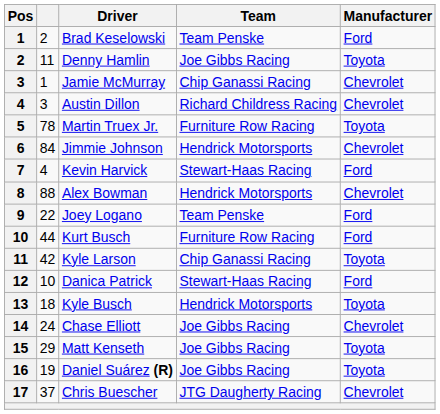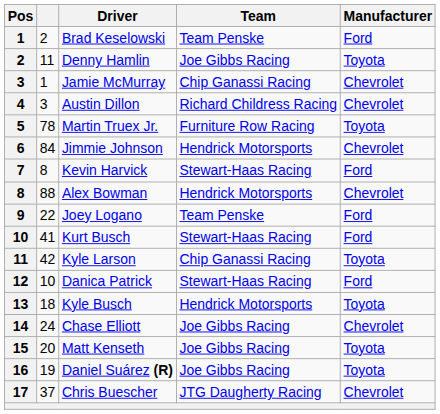(44, 171) 4 -> (44, 171) 8
(48, 237) 44 -> (48, 237) 41
(247, 237) Furniture Row Racing -> (245, 237) Stewart-Haas Racing
(48, 348) 29 -> (48, 348) 20
